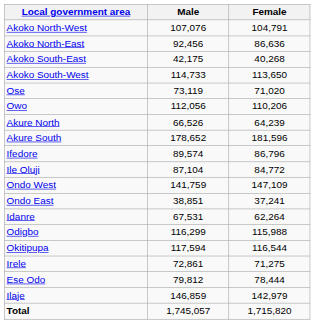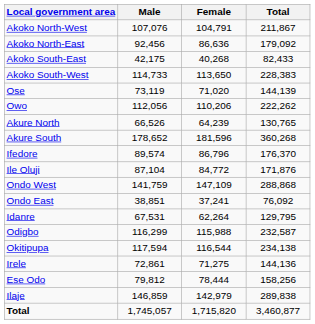+ column: (278, 12)
